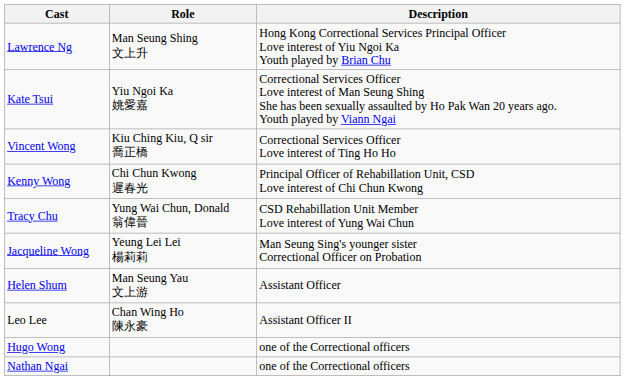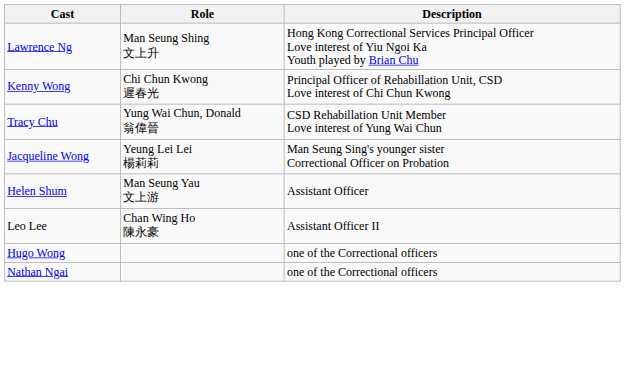- row: (30, 99)
- row: (41, 146)
